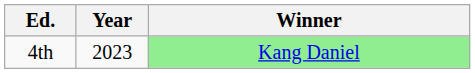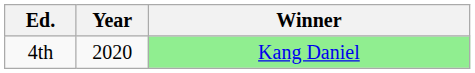(112, 52) 2023 -> (112, 52) 2020
